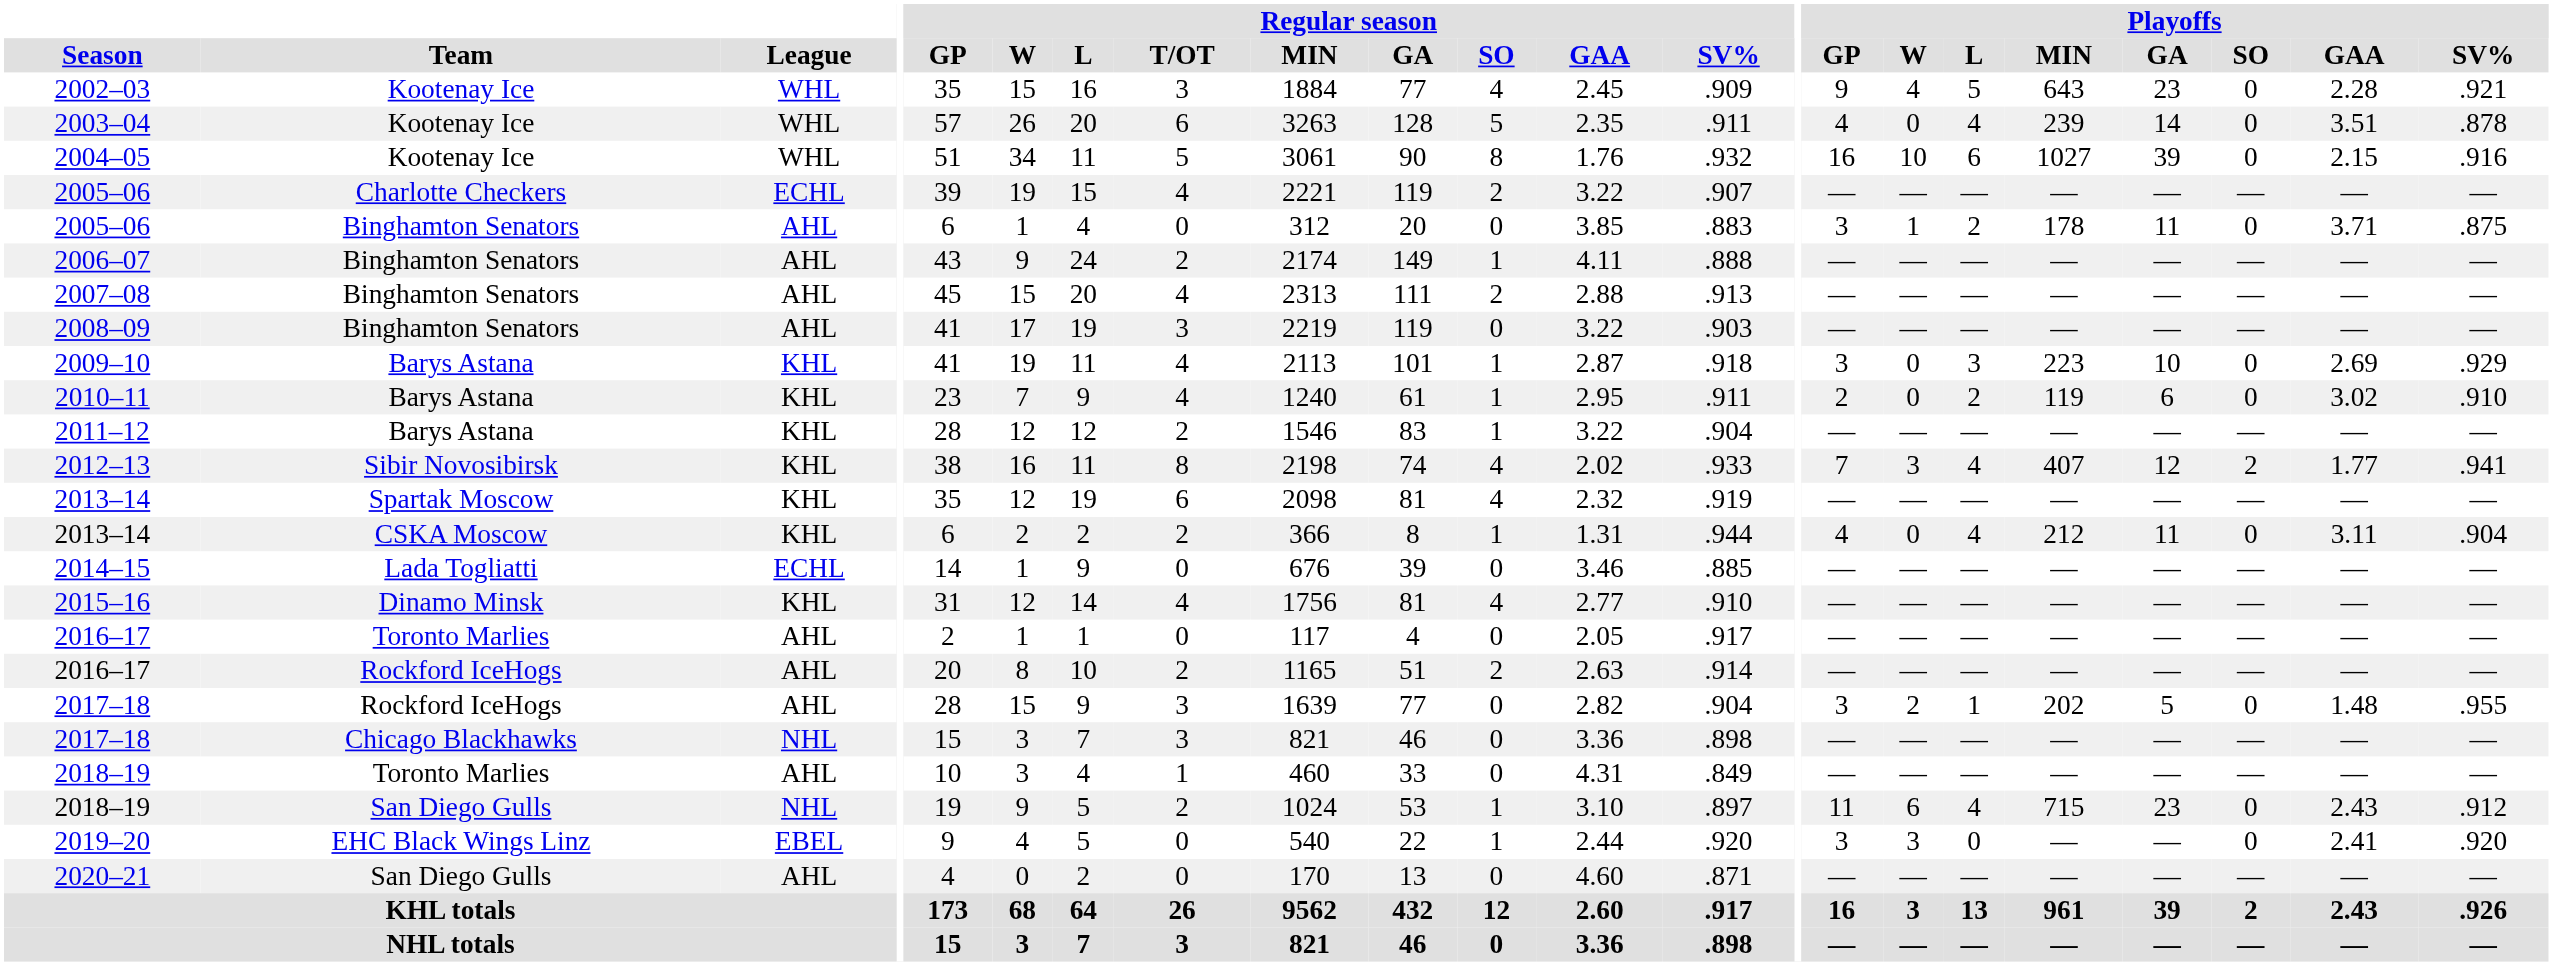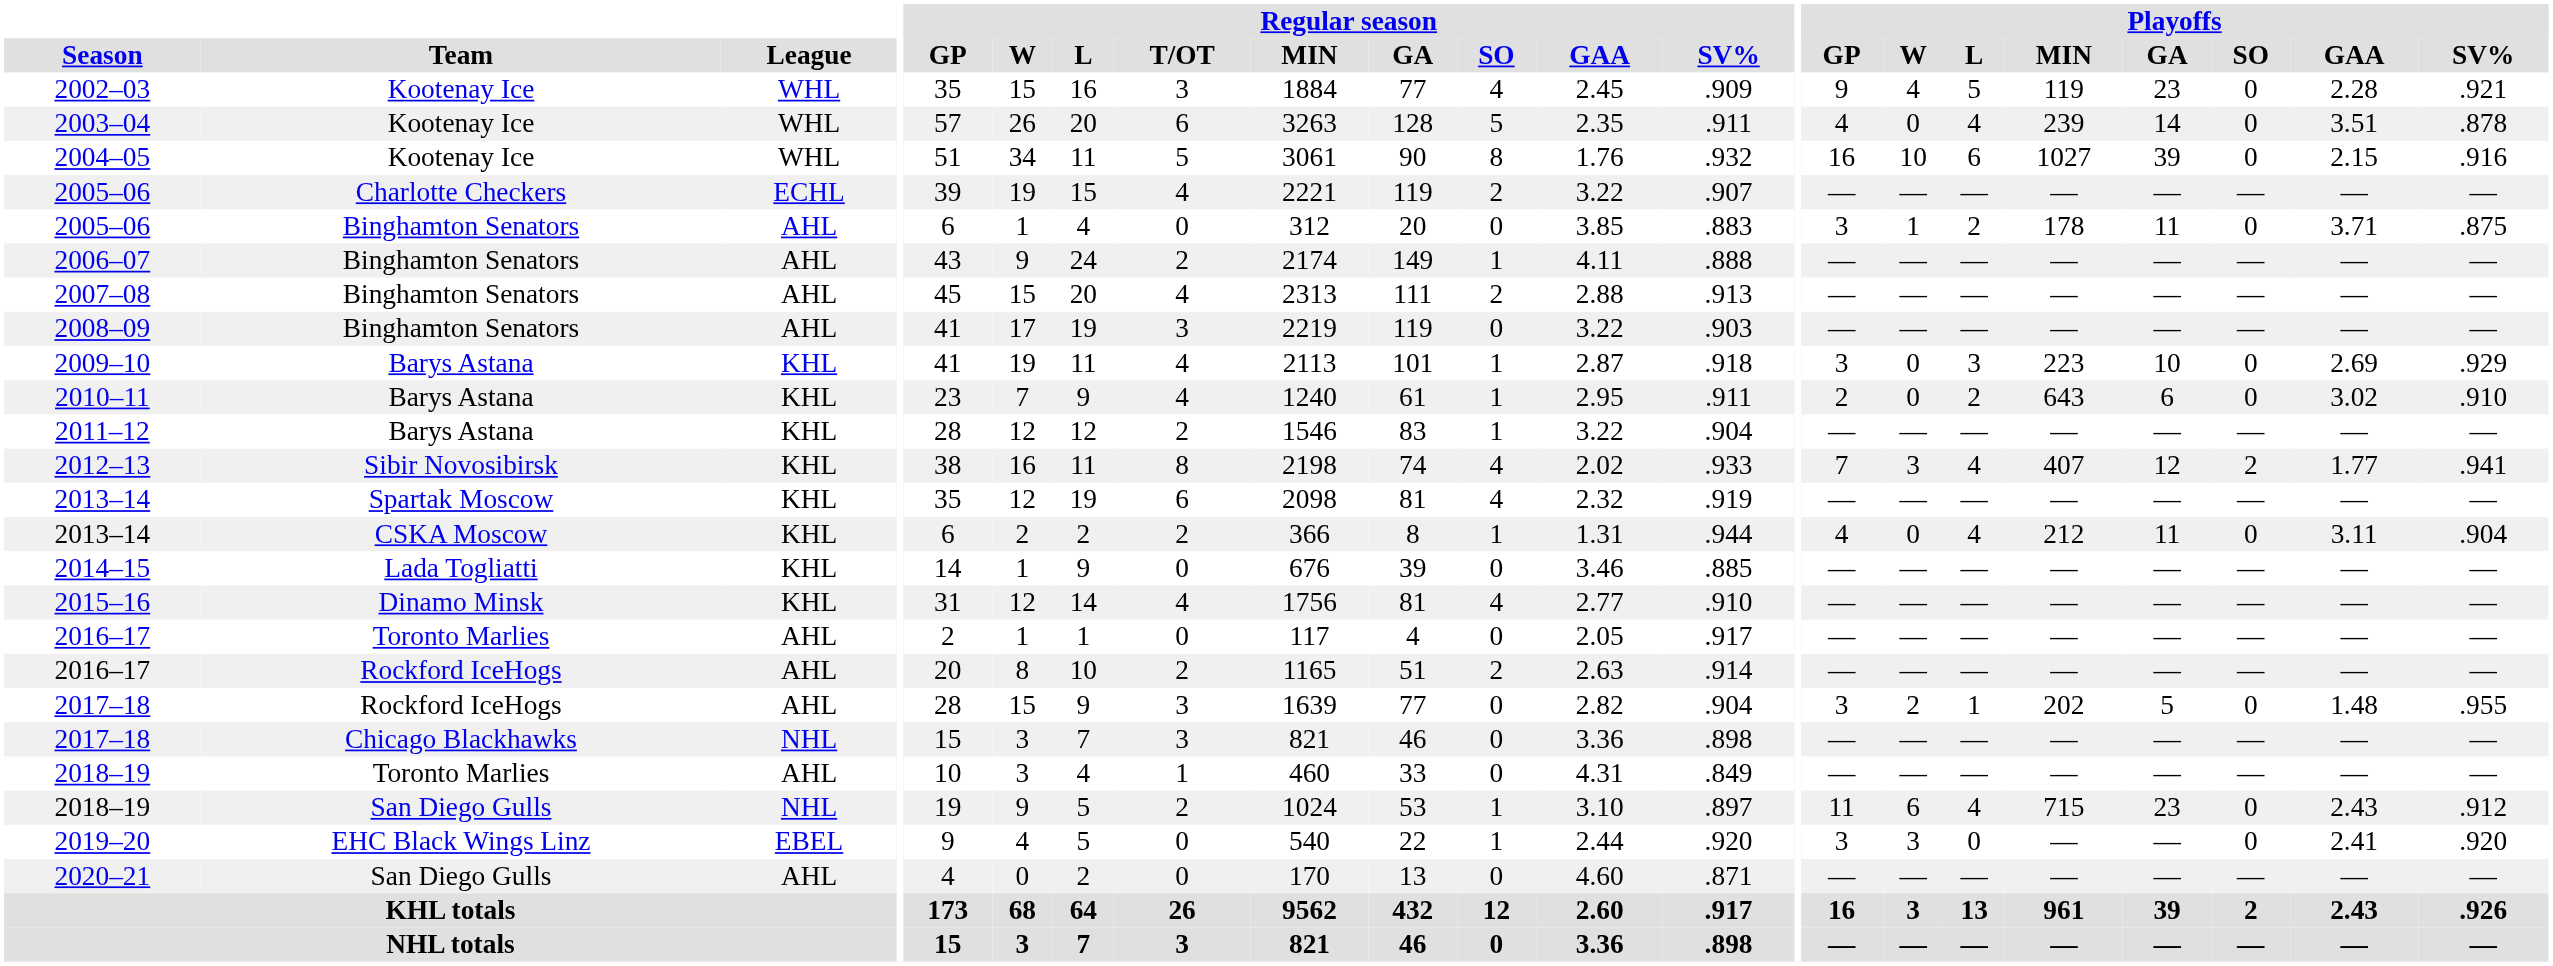(2064, 89) 643 -> (2064, 89) 119
(2064, 396) 119 -> (2064, 396) 643
(809, 567) ECHL -> (809, 567) KHL
